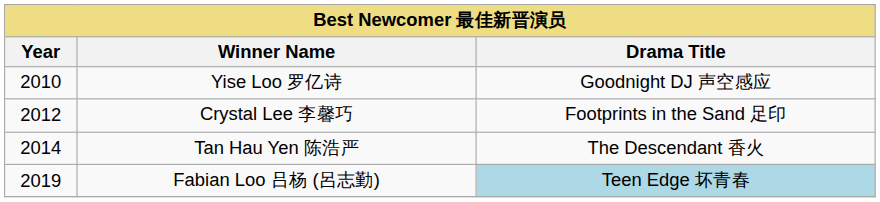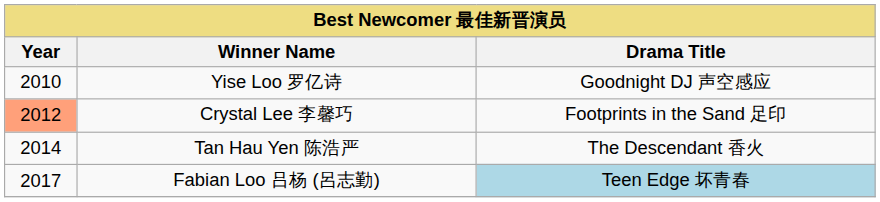(41, 115) no background -> (41, 115) lightsalmon background
(41, 180) 2019 -> (41, 180) 2017
